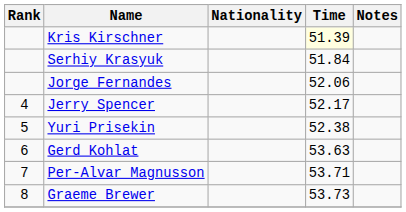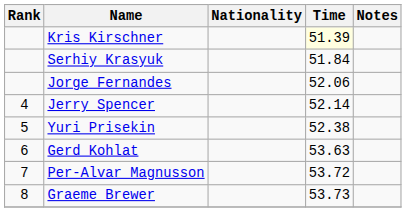(329, 106) 52.17 -> (329, 106) 52.14
(329, 173) 53.71 -> (329, 173) 53.72
